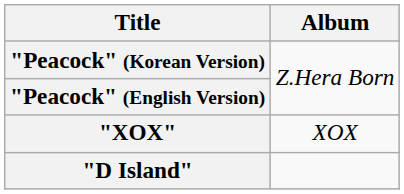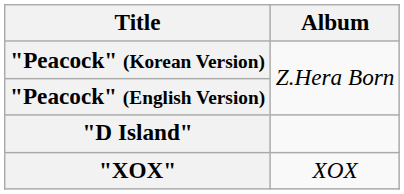rows swapped: (138, 170) <-> (138, 133)
